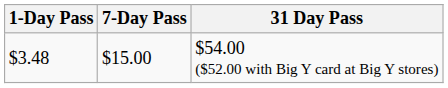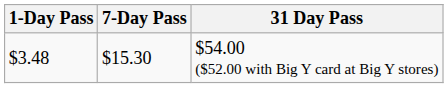(127, 57) $15.00 -> (127, 57) $15.30
